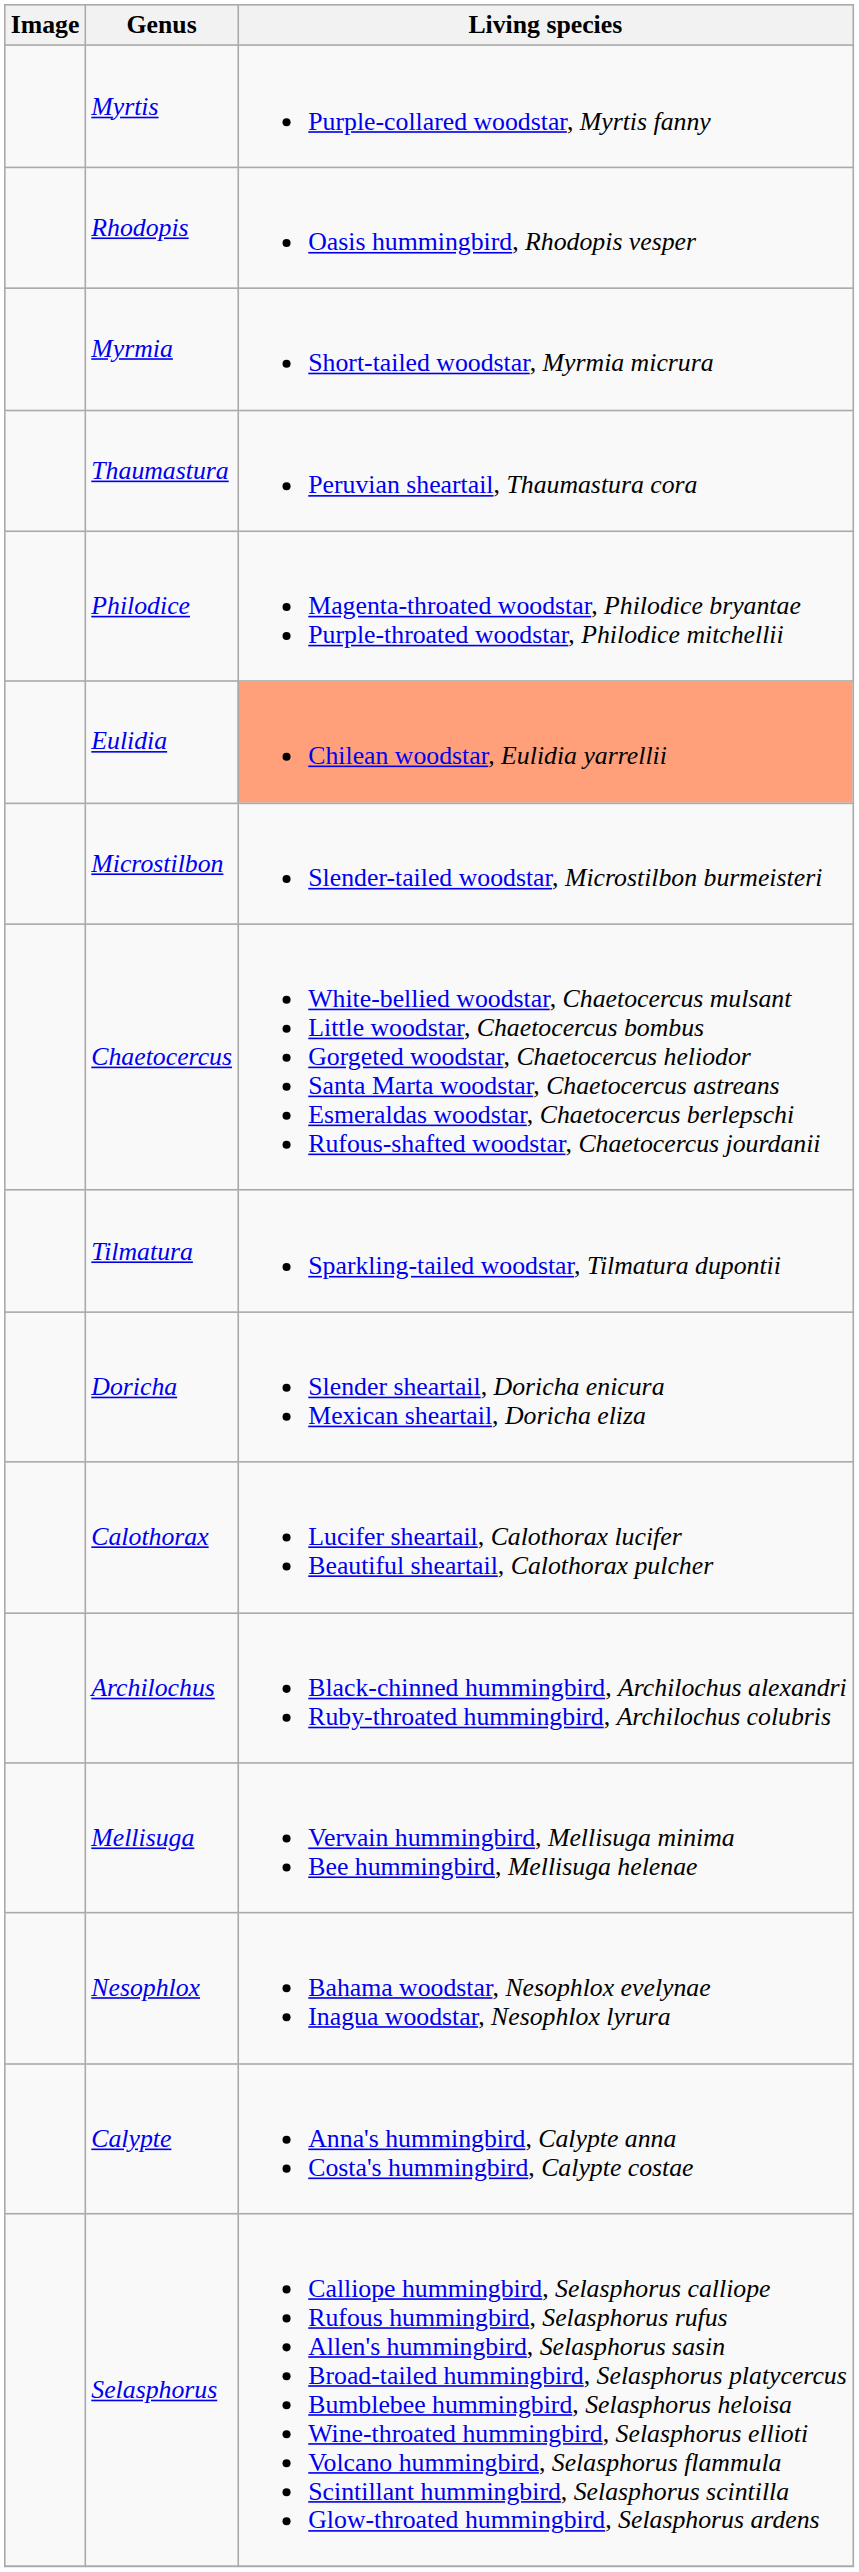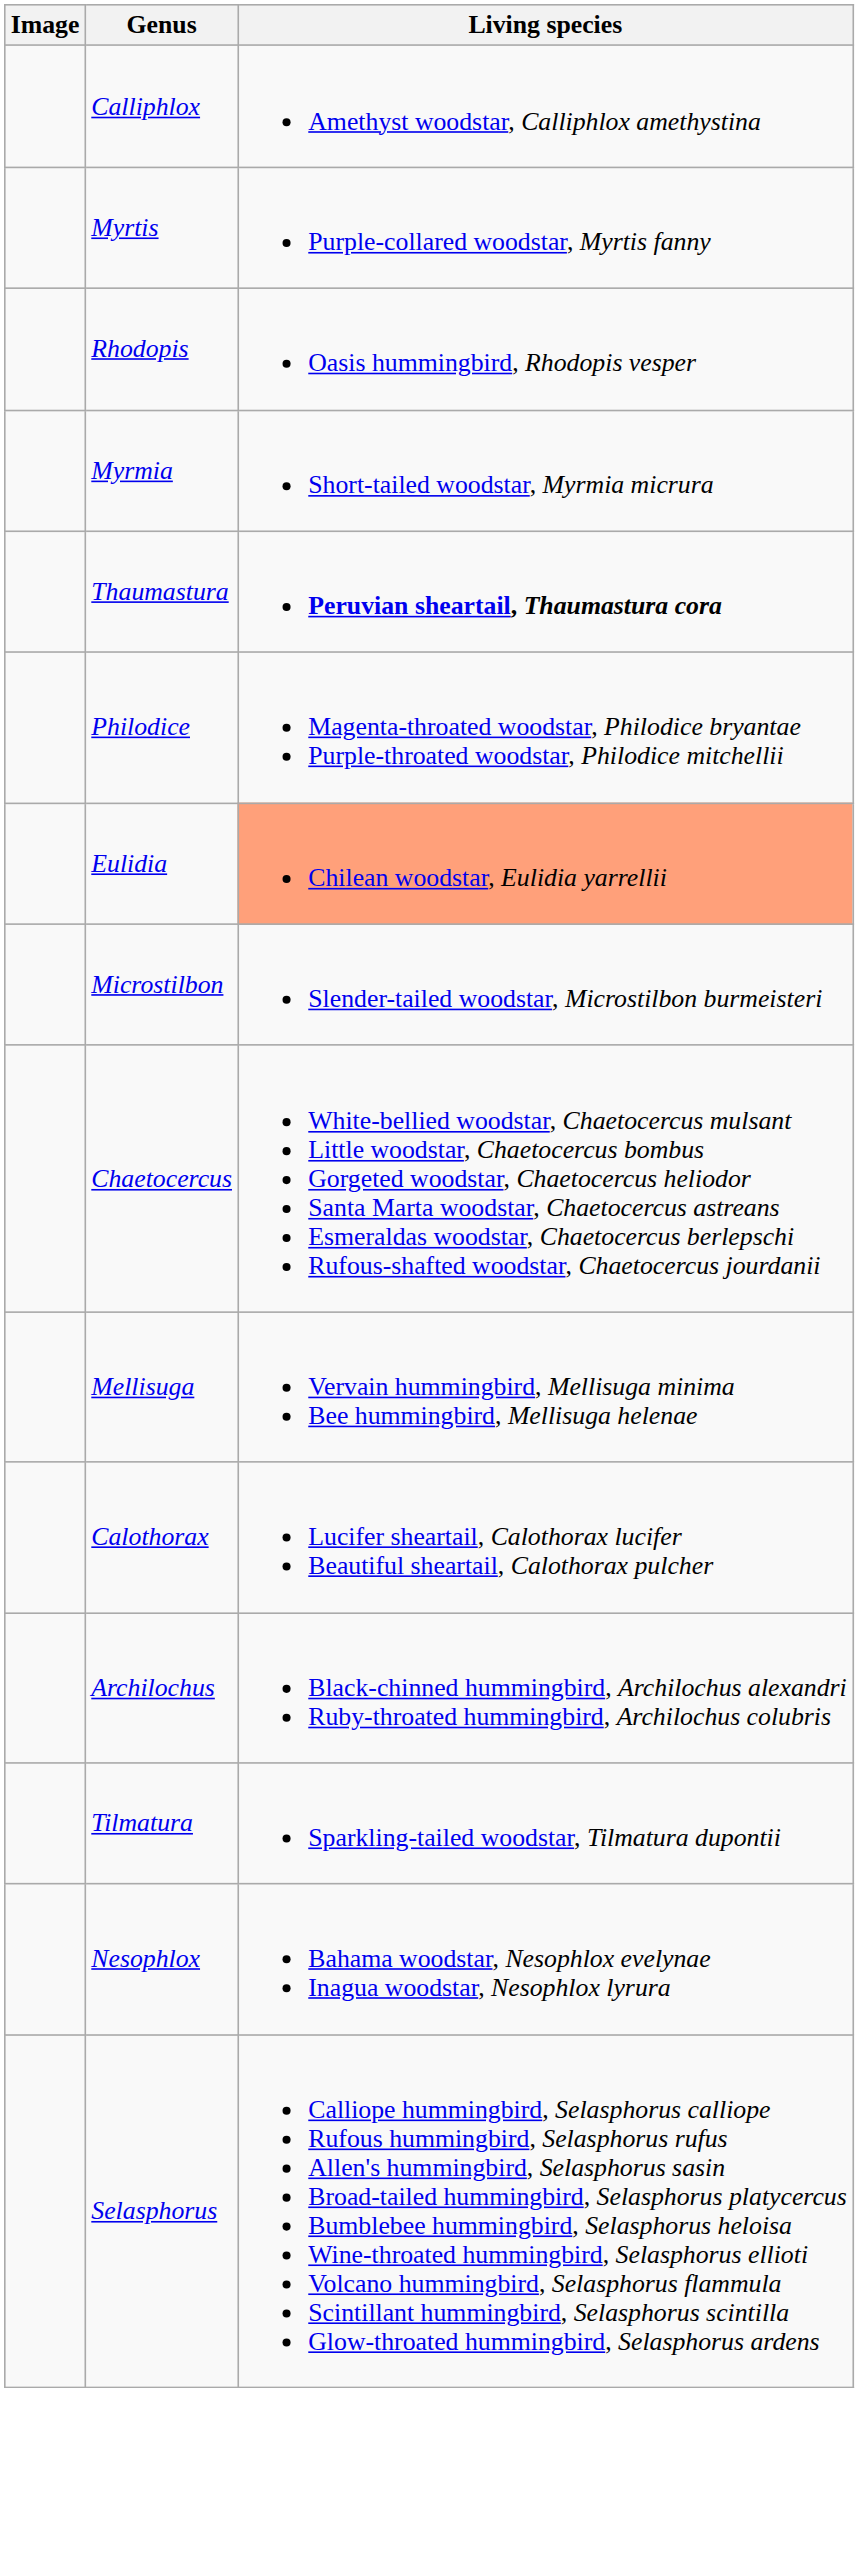+ row: (146, 106)
(545, 485) normal -> (545, 606) bold
rows swapped: (142, 1250) <-> (143, 1837)
- row: (134, 1386)
- row: (131, 2138)
